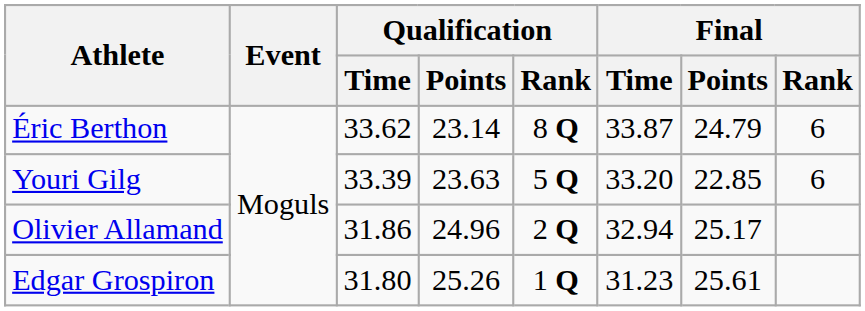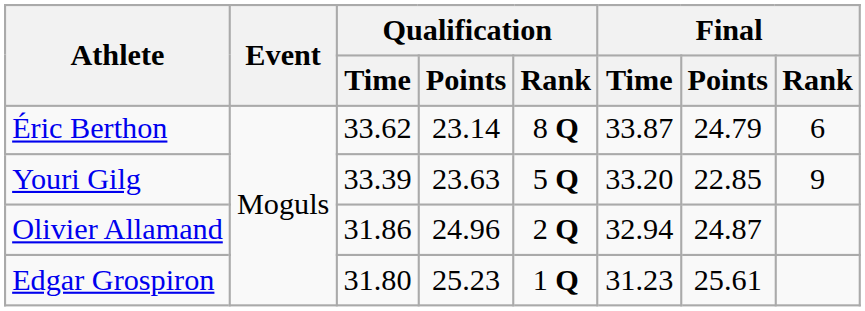(818, 179) 6 -> (818, 179) 9
(728, 229) 25.17 -> (728, 229) 24.87
(466, 279) 25.26 -> (466, 279) 25.23
